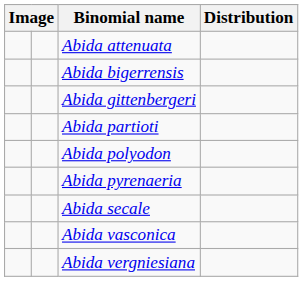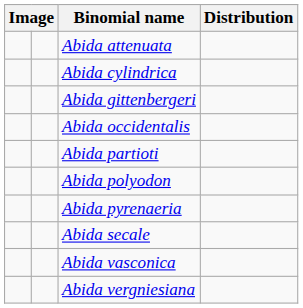- row: (123, 72)
+ row: (119, 72)
+ row: (126, 126)
